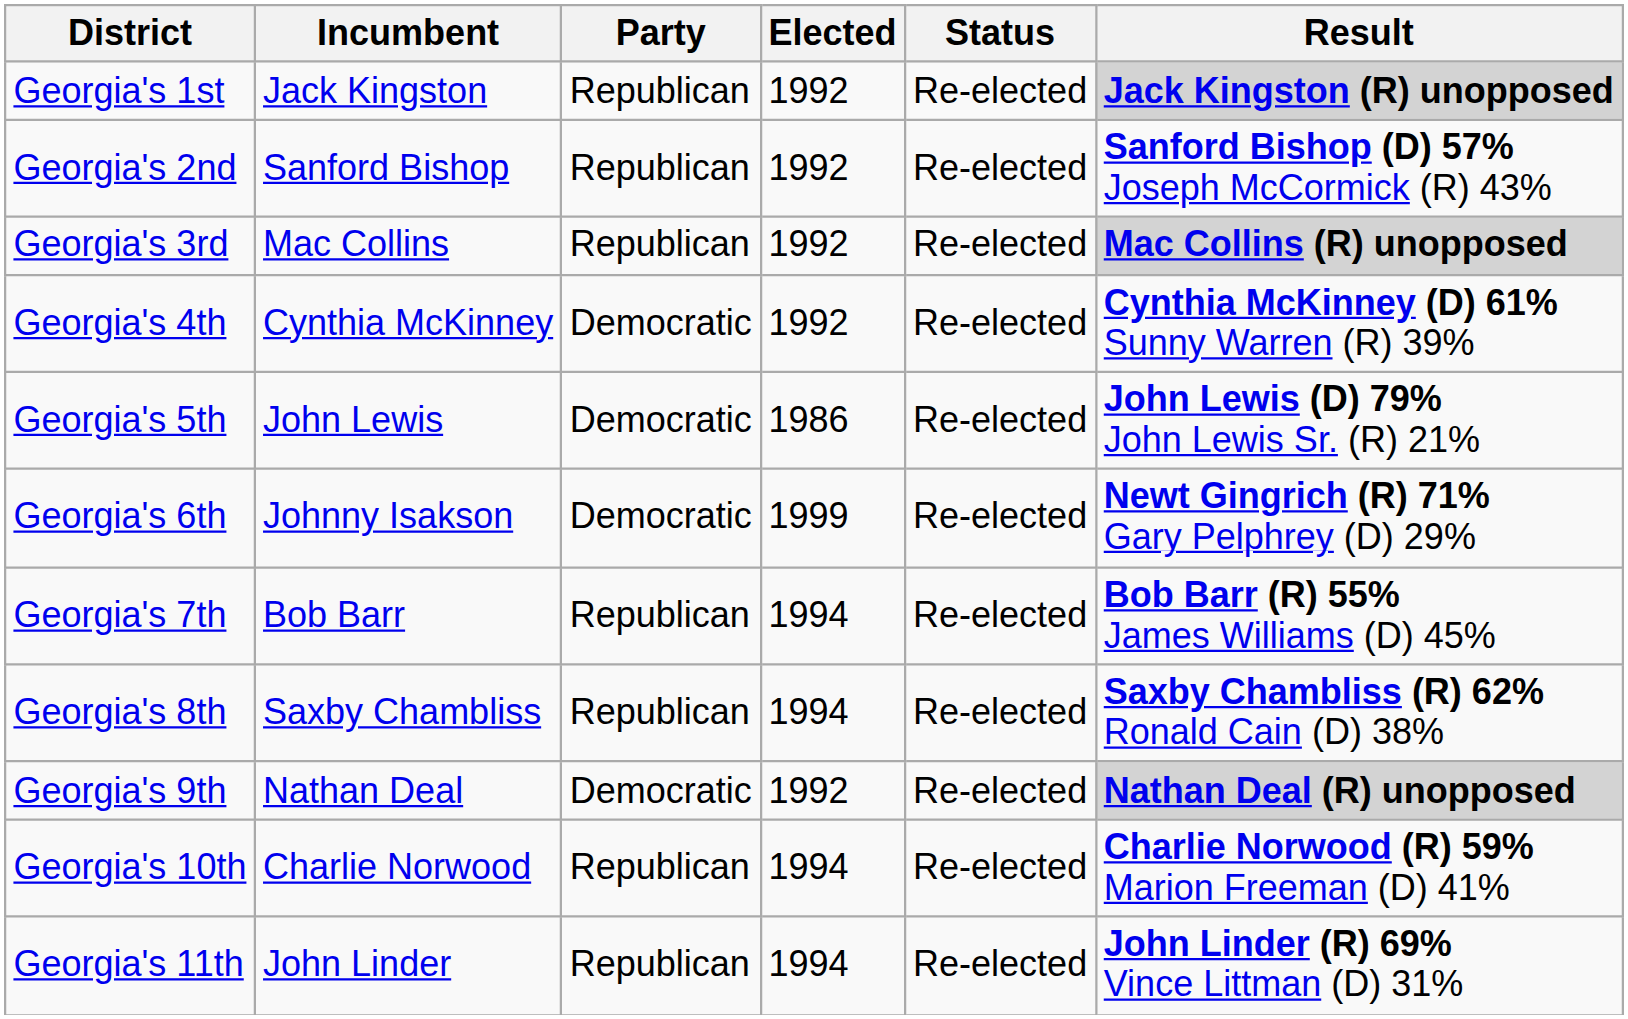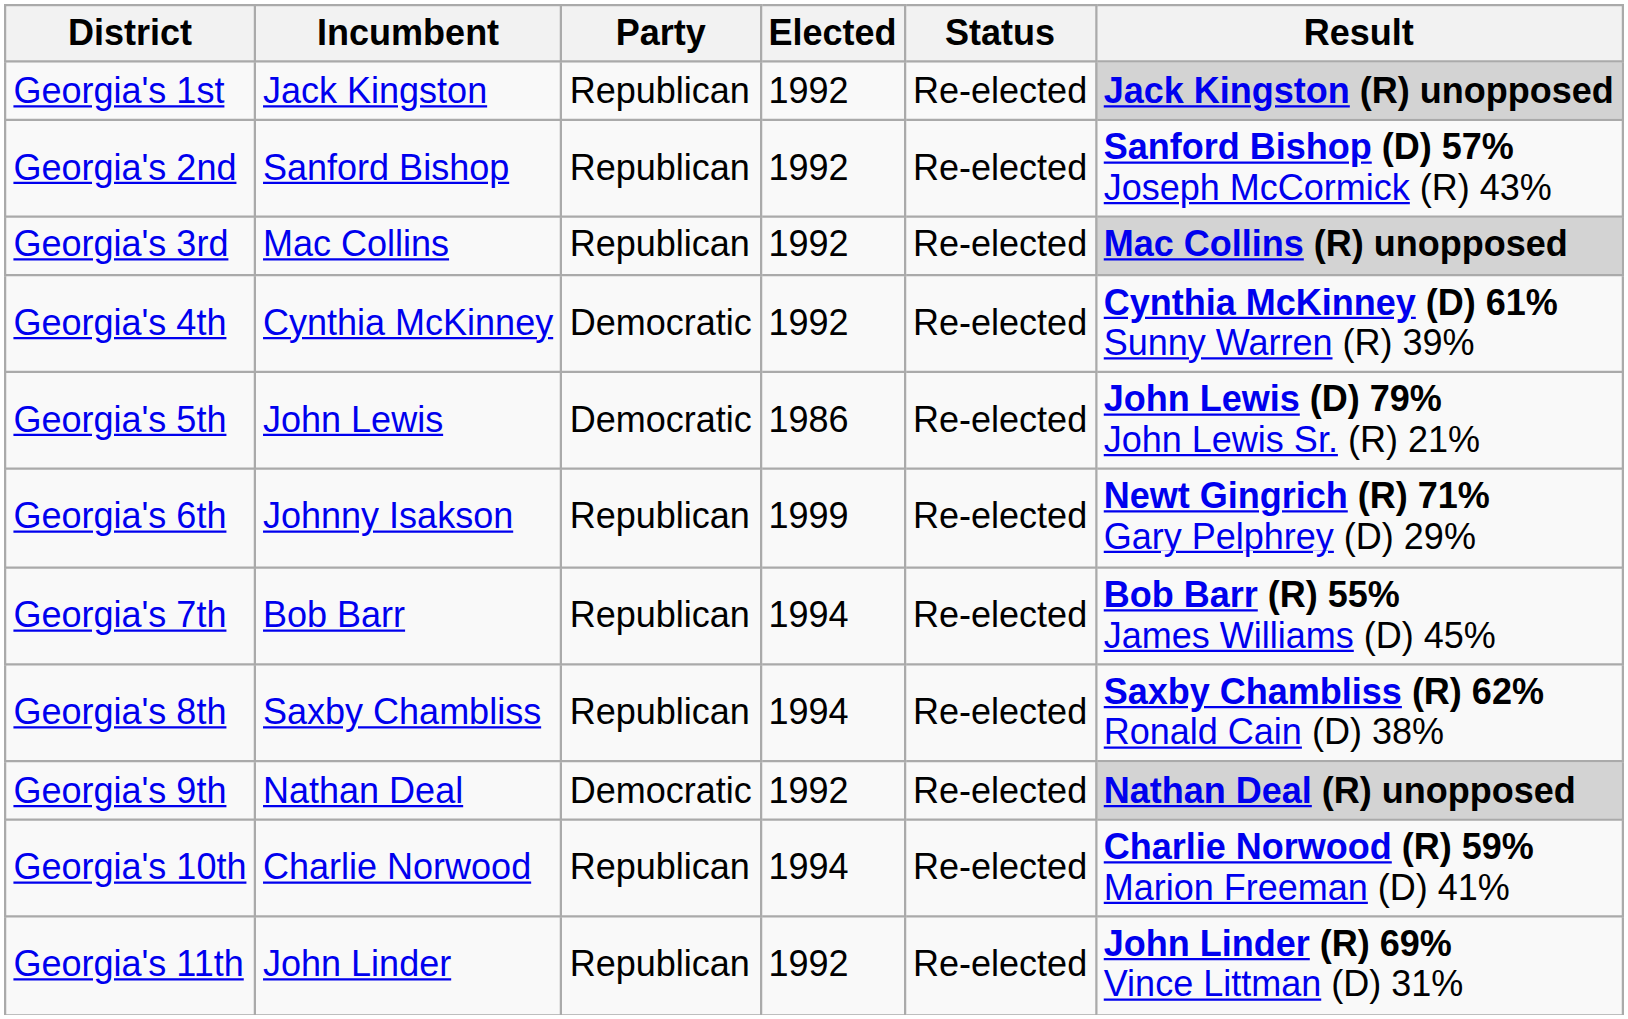(661, 517) Democratic -> (660, 517) Republican
(808, 964) 1994 -> (808, 964) 1992
